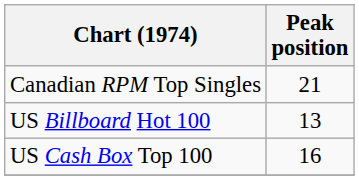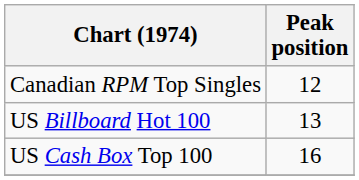(310, 84) 21 -> (310, 84) 12
